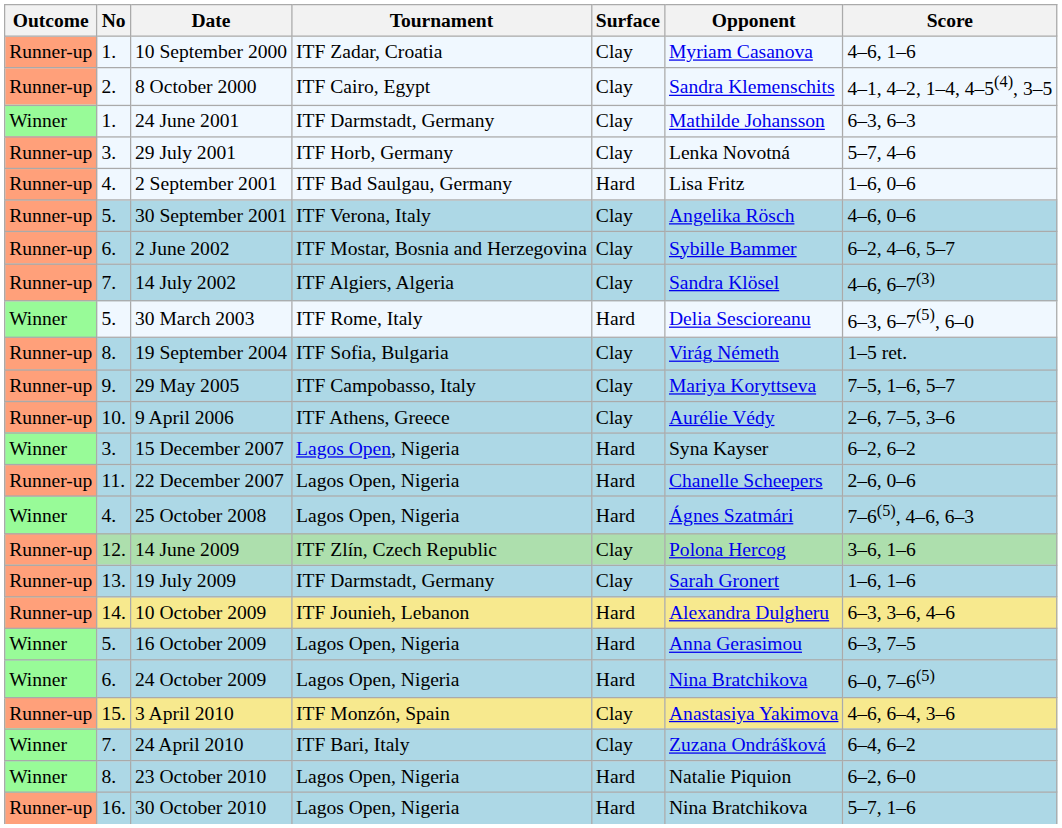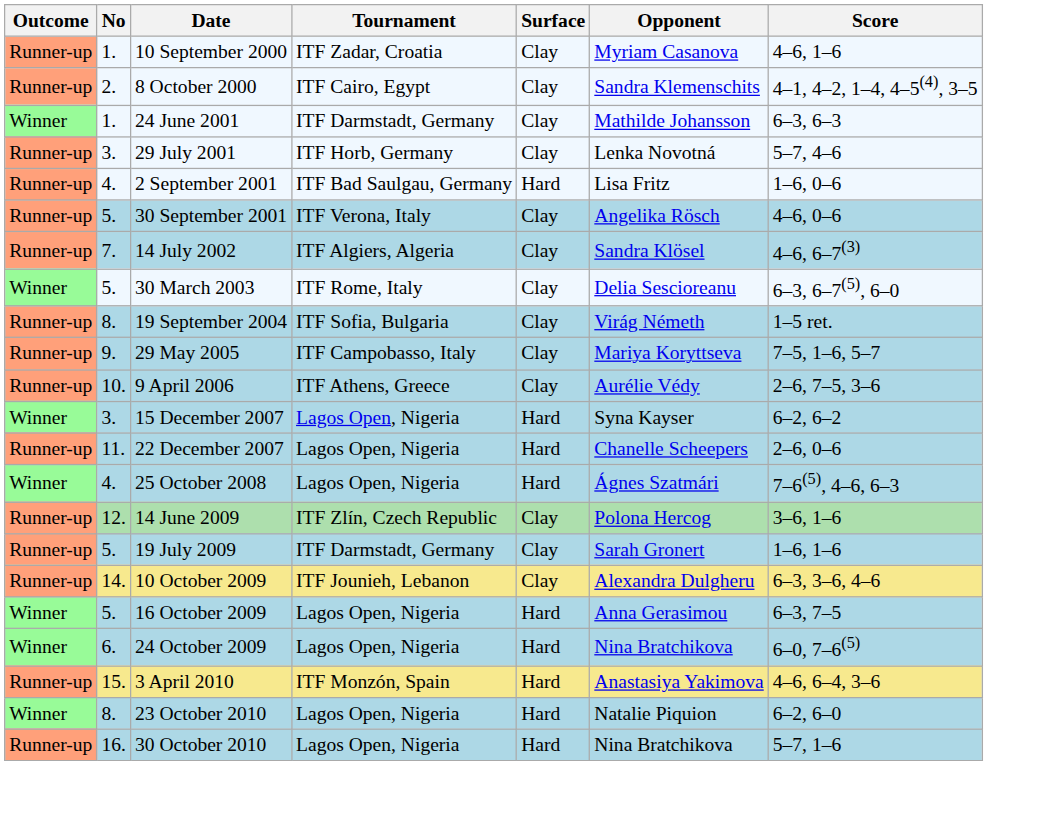- row: (182, 247)
(615, 318) Hard -> (540, 286) Clay
(114, 580) 13. -> (109, 548) 5.
(615, 612) Hard -> (540, 580) Clay
(614, 712) Clay -> (541, 680) Hard
- row: (189, 744)
